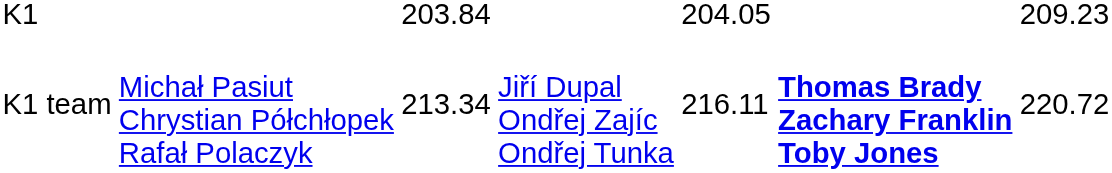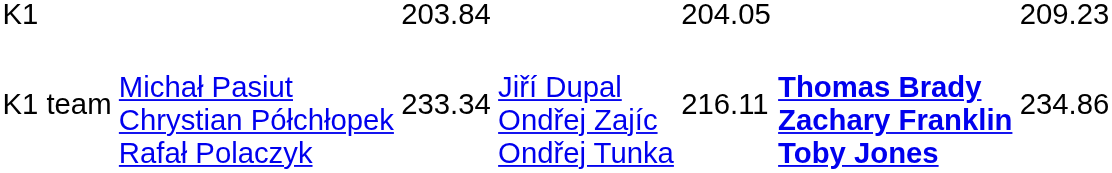(446, 104) 213.34 -> (446, 104) 233.34
(1065, 104) 220.72 -> (1065, 104) 234.86
